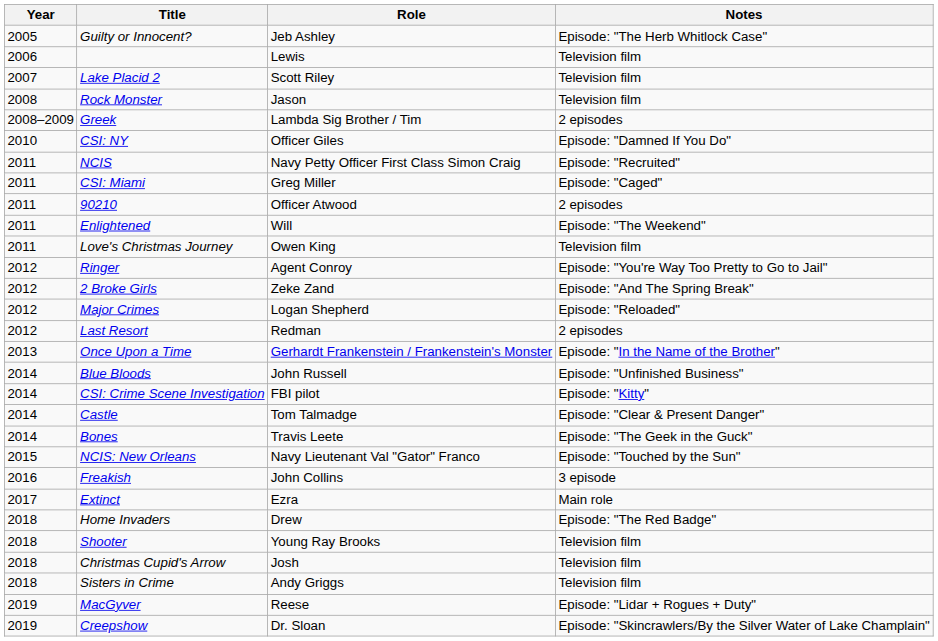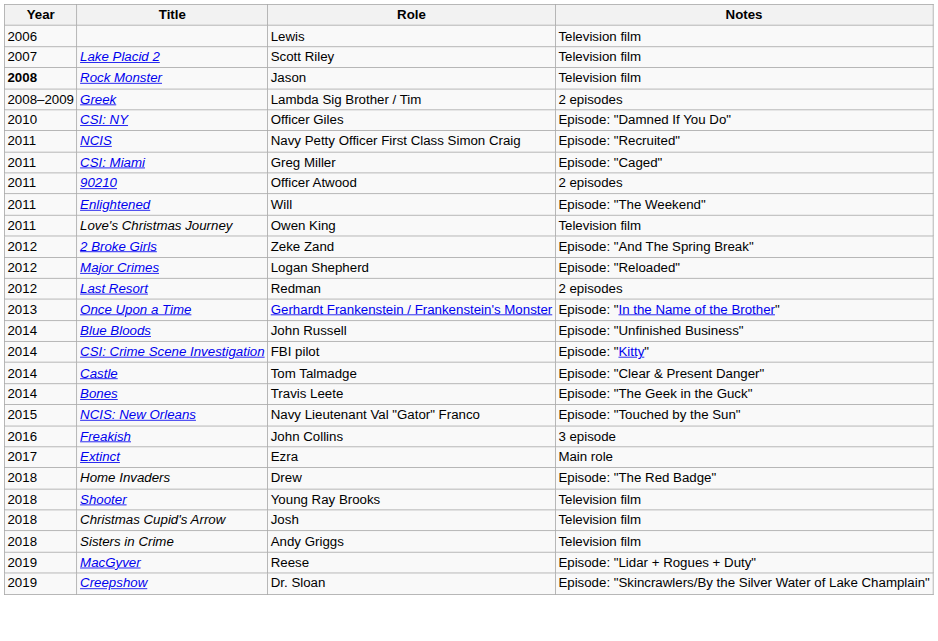- row: (136, 36)
(22, 99) normal -> (22, 78) bold
- row: (100, 267)
